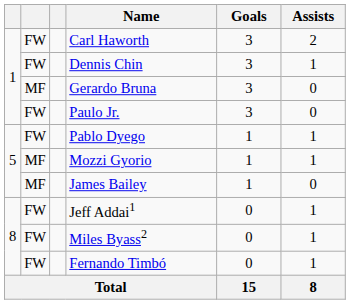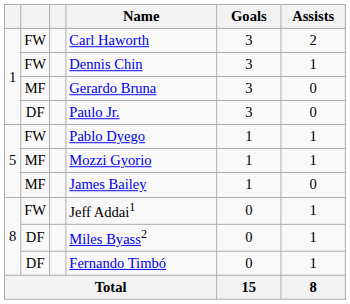(35, 112) FW -> (35, 112) DF
(35, 237) FW -> (35, 237) DF
(35, 263) FW -> (35, 263) DF
